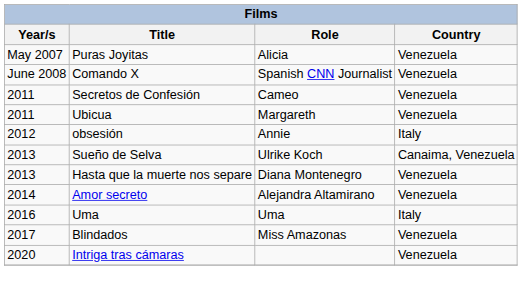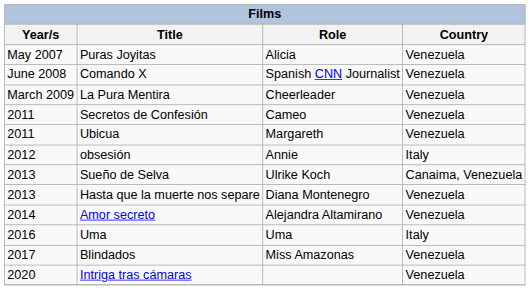+ row: (125, 94)
